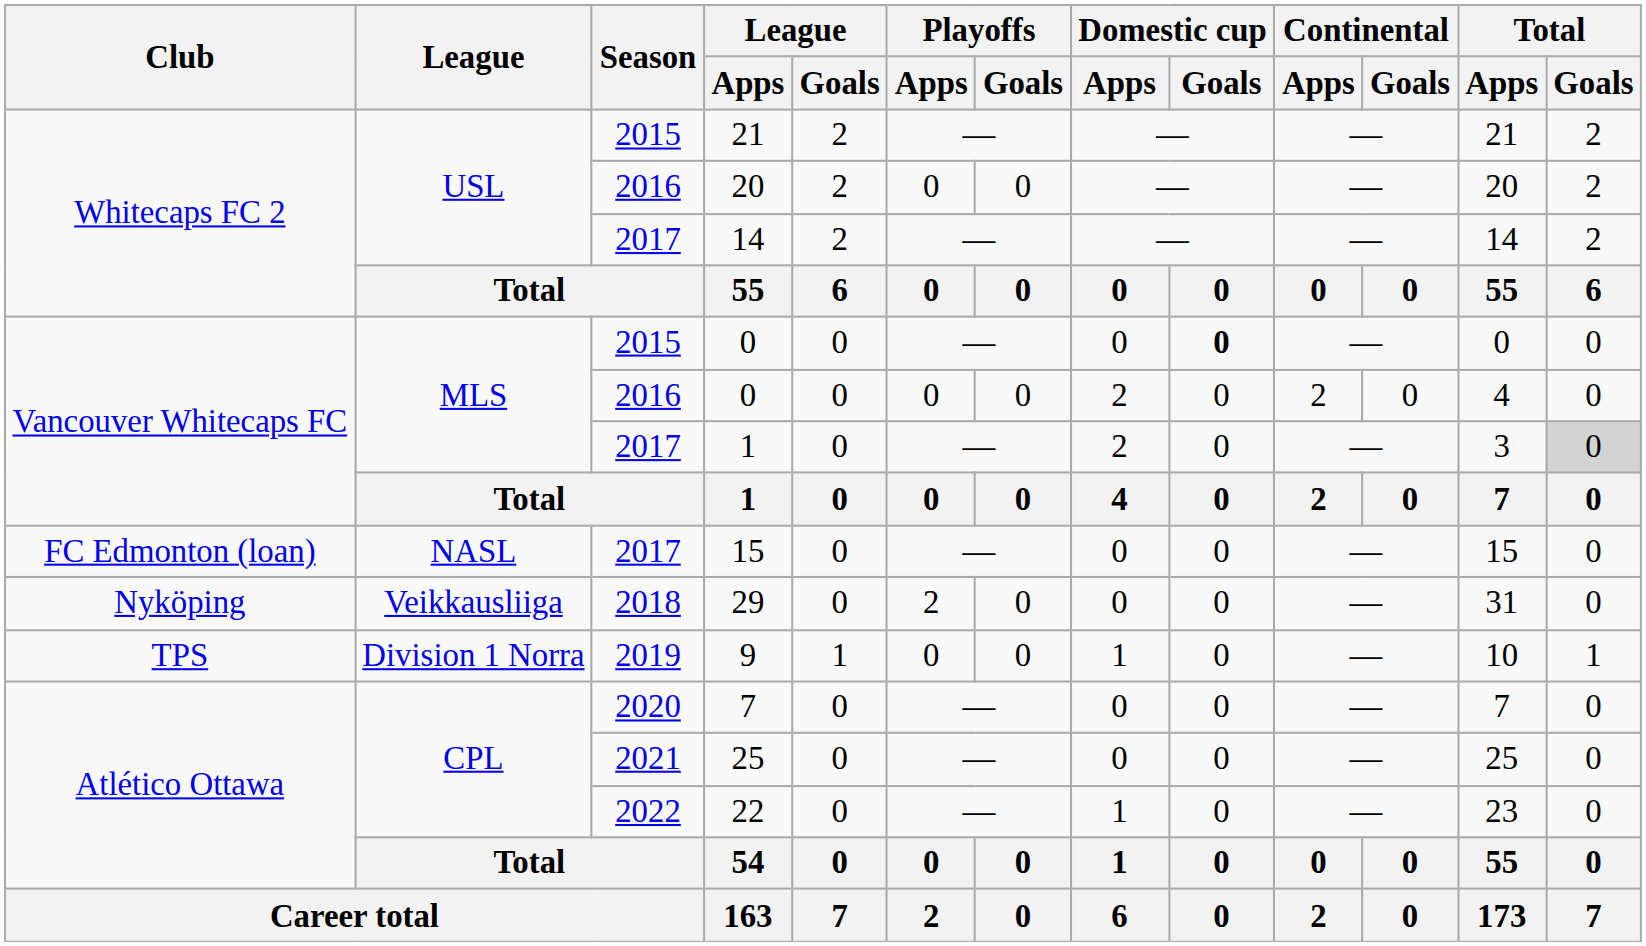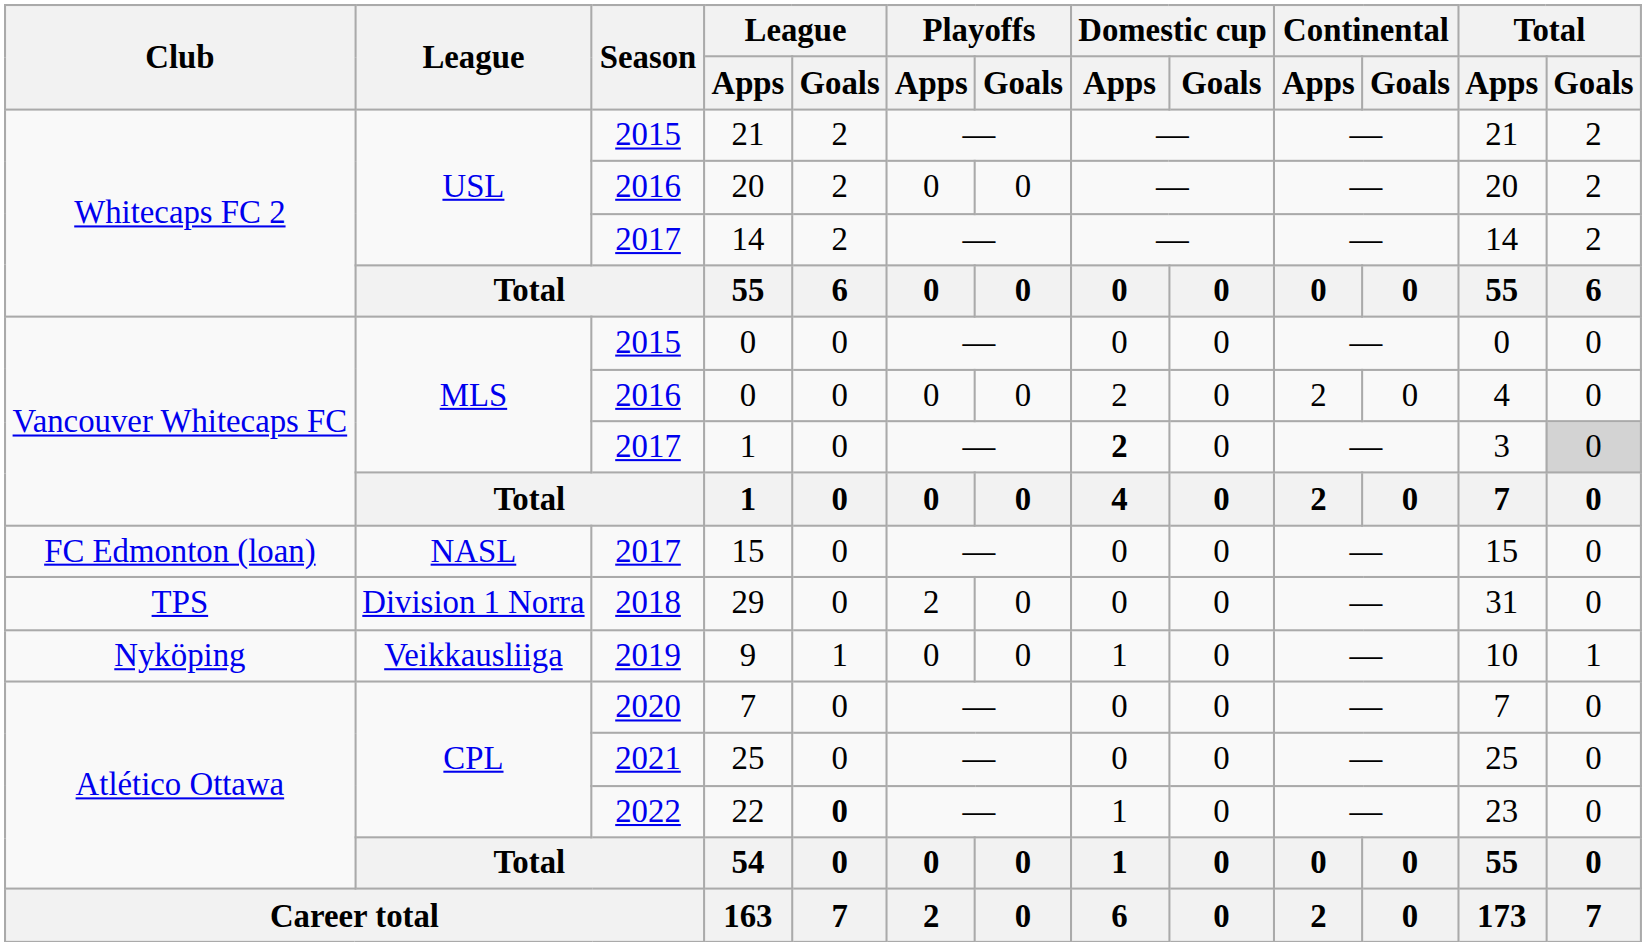(1221, 342) bold -> (1221, 342) normal
(1120, 446) normal -> (1120, 446) bold
(180, 602) Nyköping -> (180, 602) TPS
(473, 602) Veikkausliiga -> (473, 602) Division 1 Norra
(180, 654) TPS -> (180, 654) Nyköping
(473, 654) Division 1 Norra -> (473, 654) Veikkausliiga
(840, 810) normal -> (840, 810) bold
